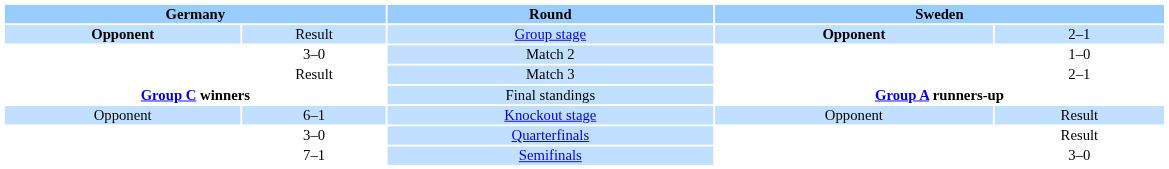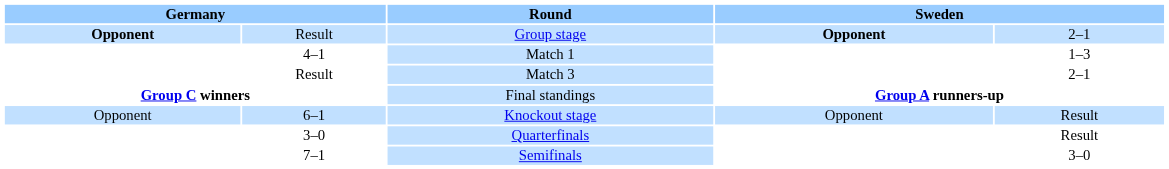+ row: (550, 54)
- row: (550, 54)
